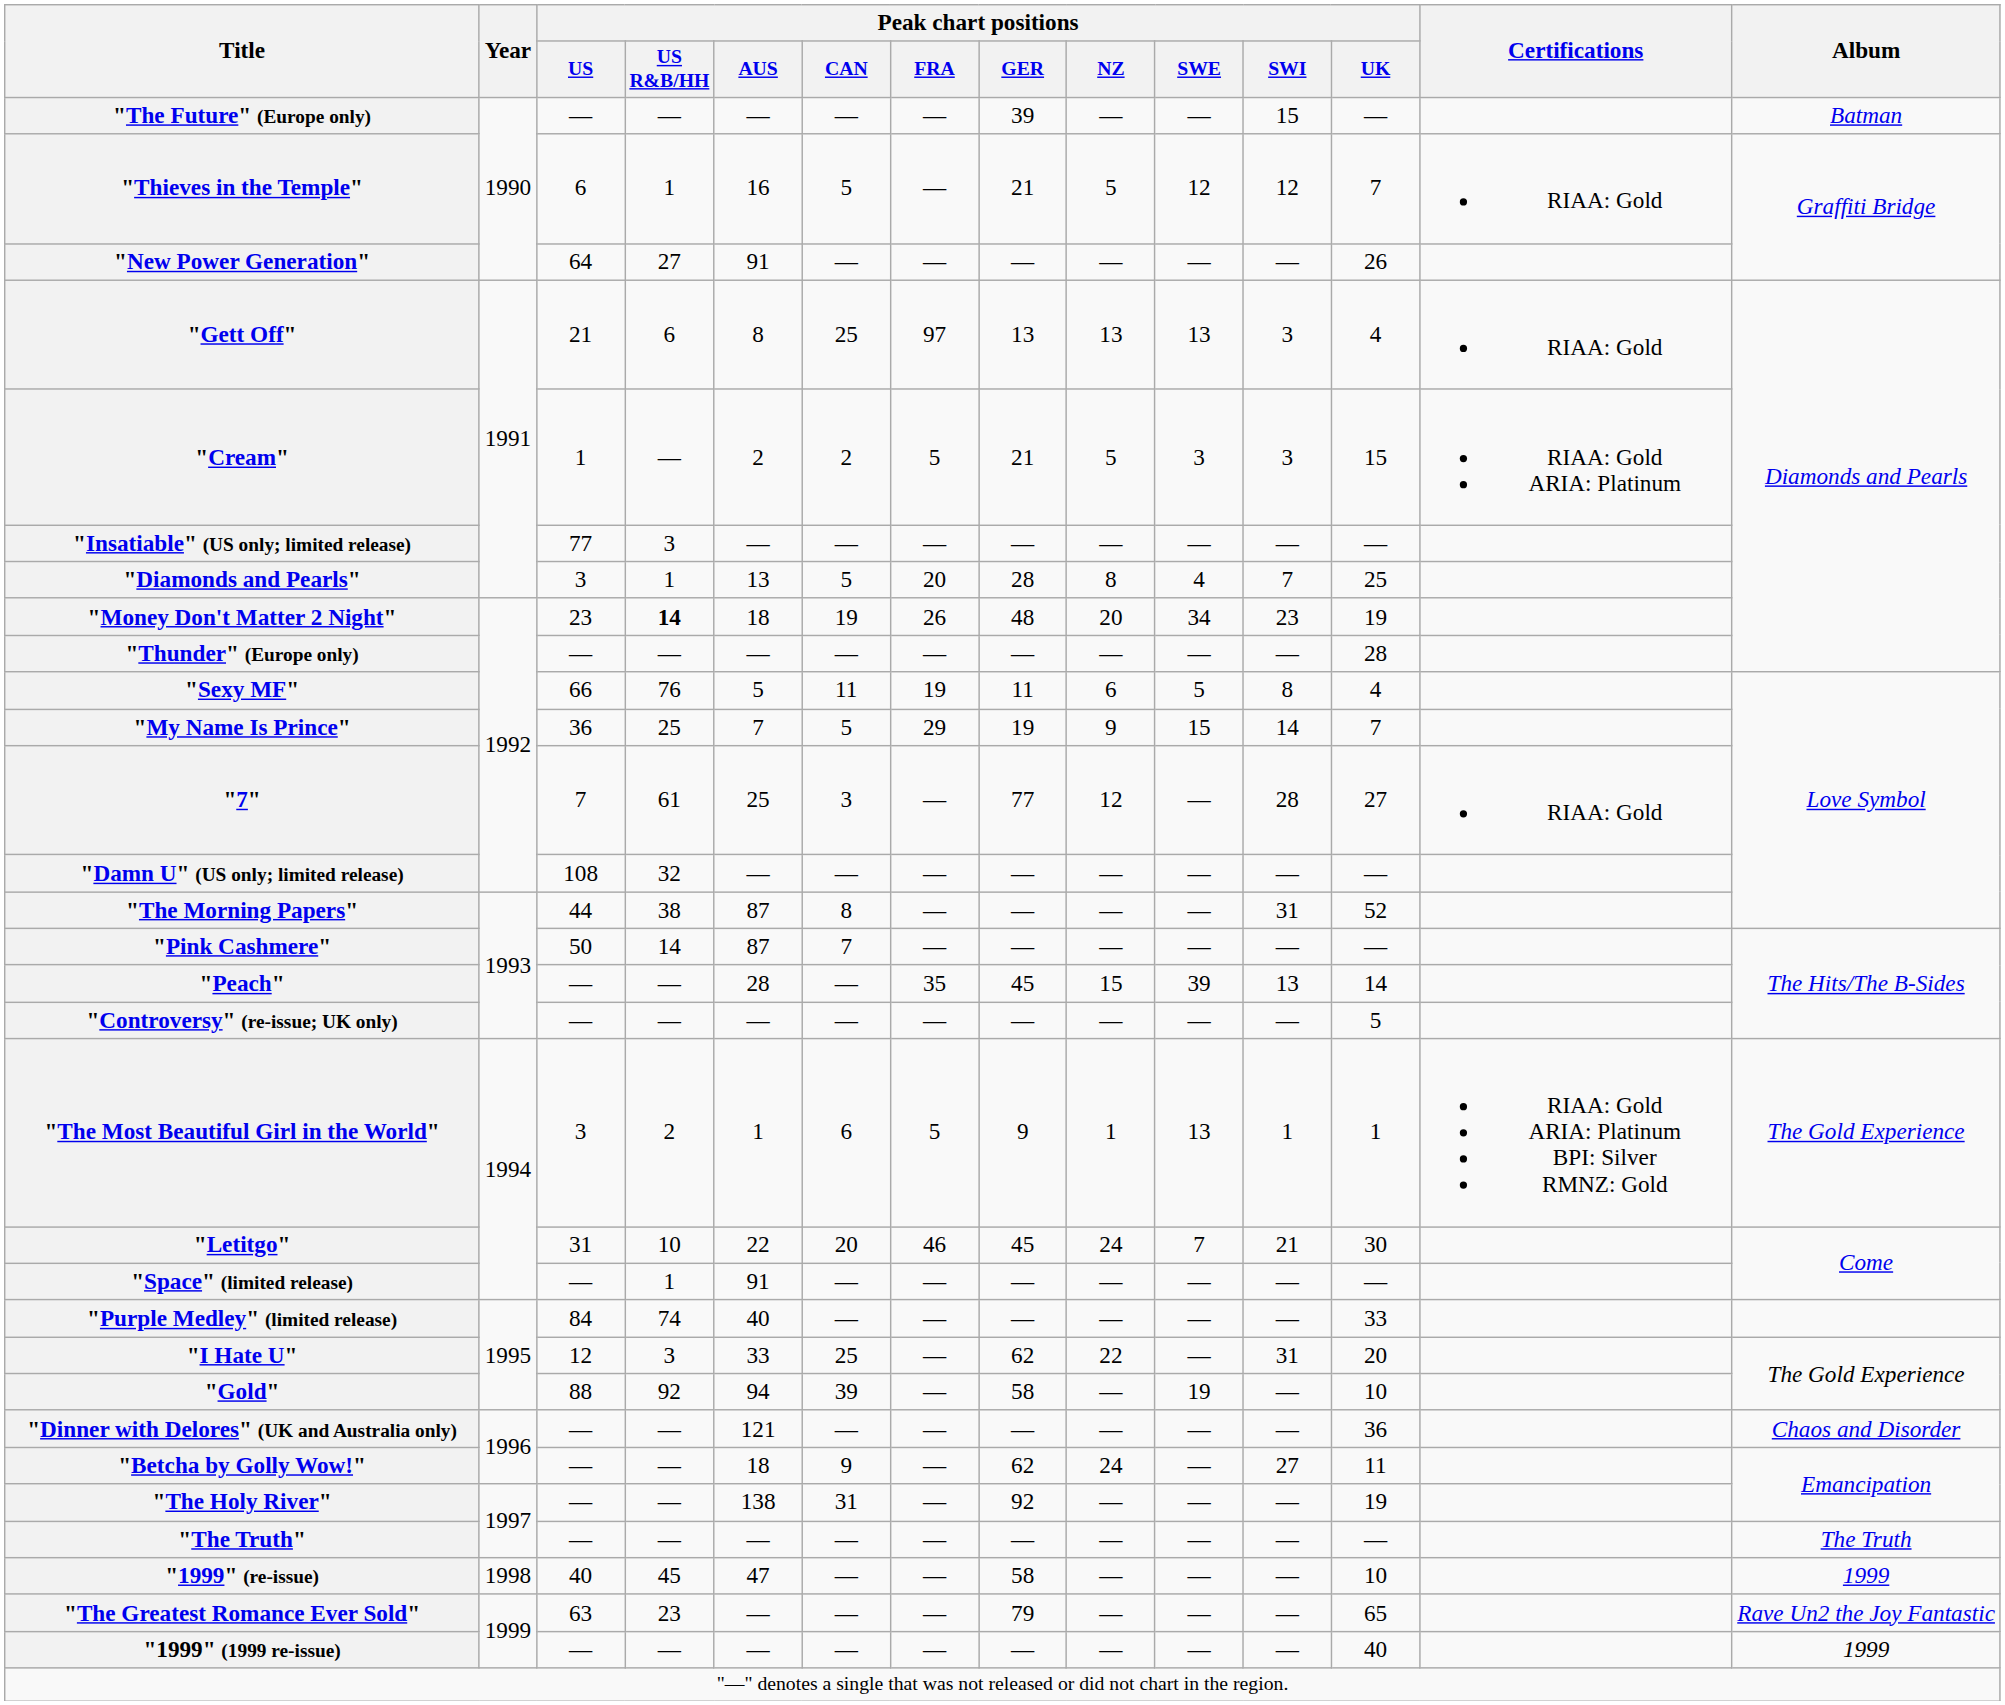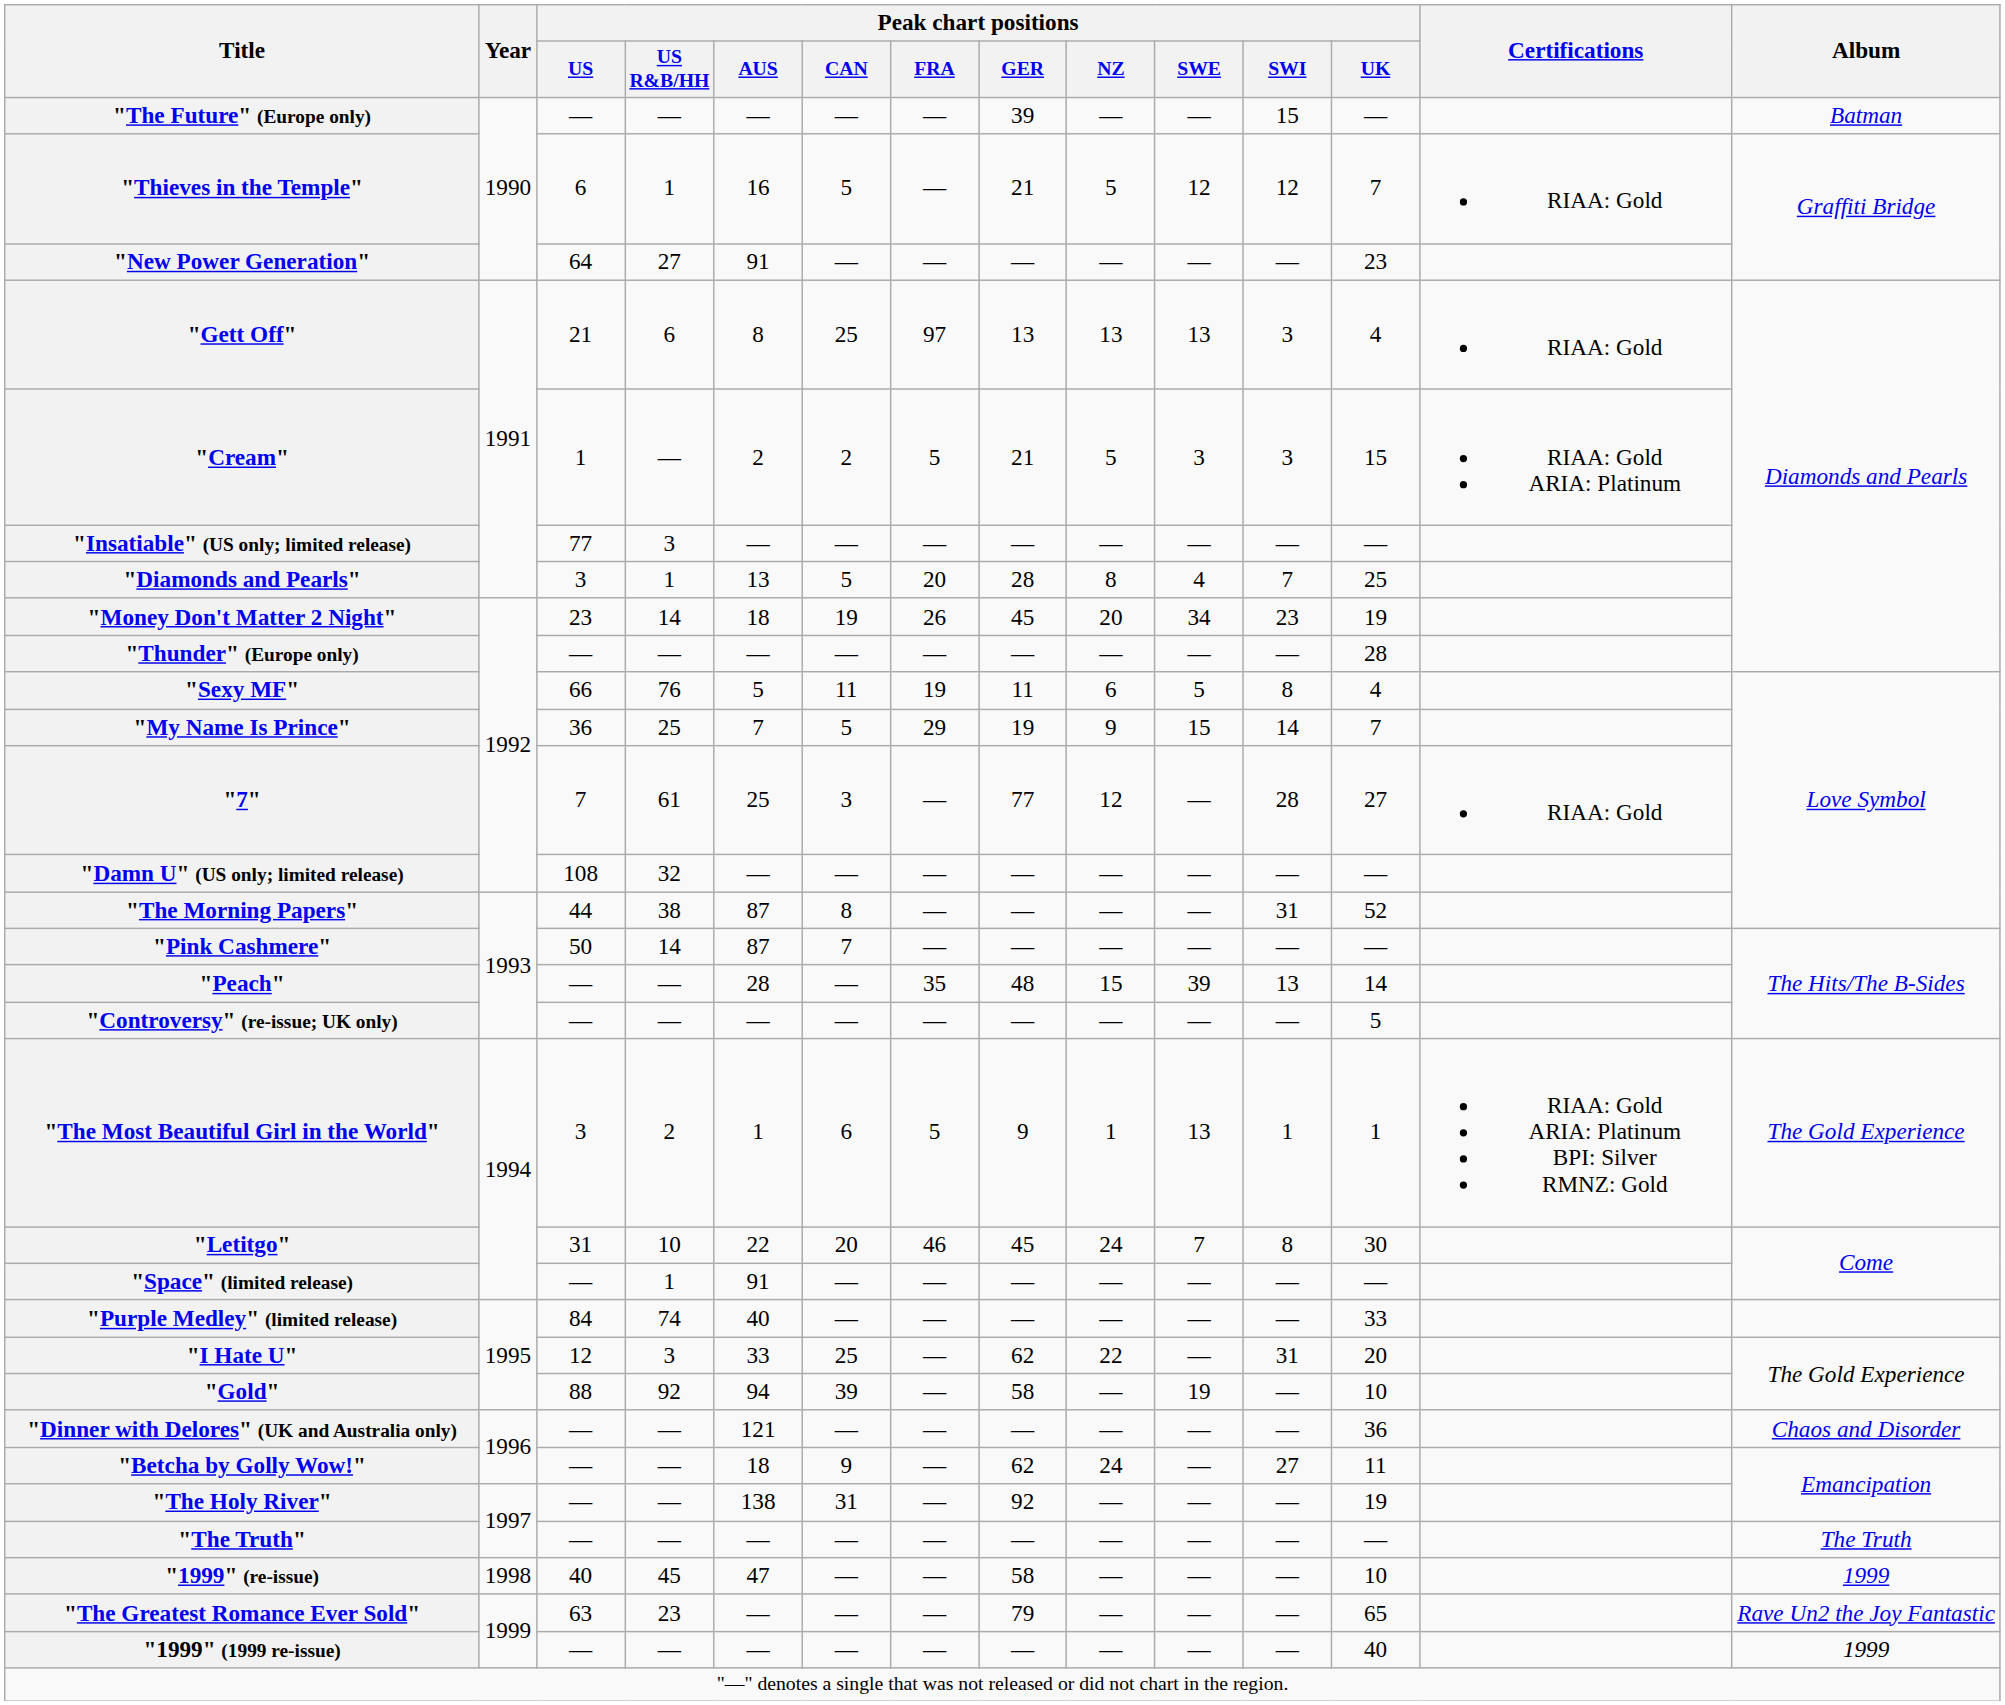(1375, 261) 26 -> (1375, 261) 23
(669, 616) bold -> (669, 616) normal
(1023, 616) 48 -> (1023, 616) 45
(1023, 983) 45 -> (1023, 983) 48
(1287, 1244) 21 -> (1287, 1244) 8
